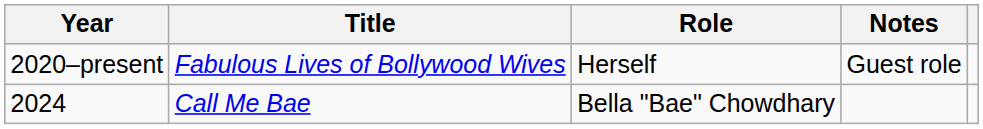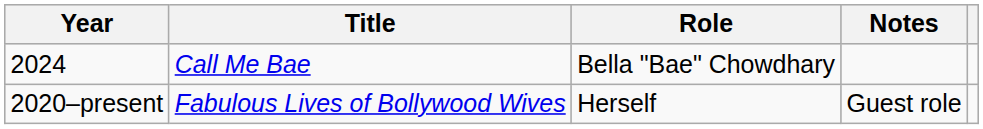rows swapped: (87, 63) <-> (38, 103)
